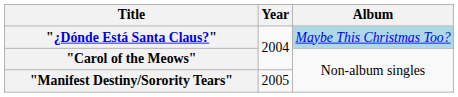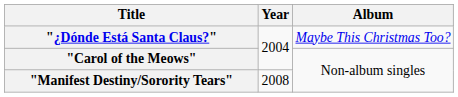(373, 37) lightblue background -> (373, 37) no background
(275, 80) 2005 -> (275, 80) 2008
